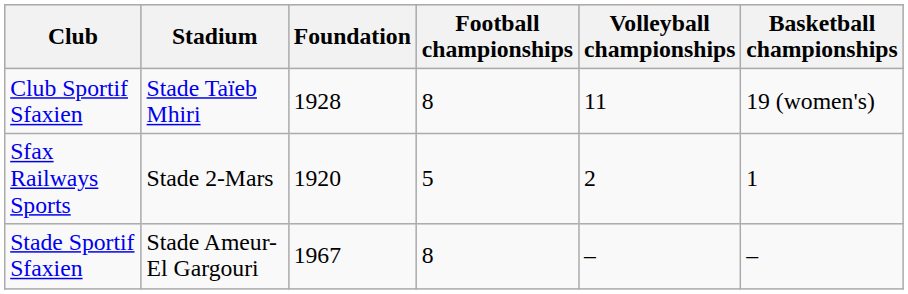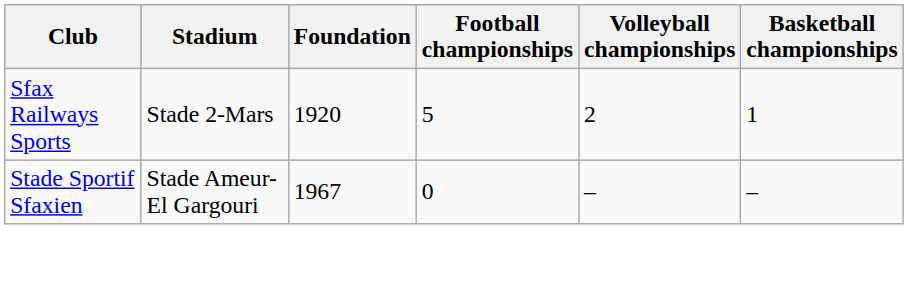- row: (69, 100)
(428, 255) 8 -> (428, 191) 0
